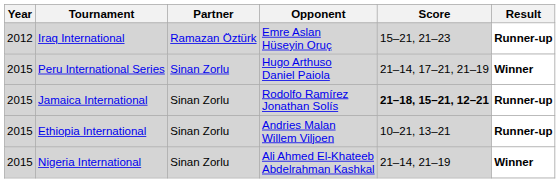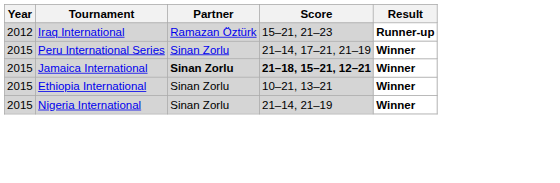- column: (318, 14)
(200, 100) normal -> (202, 68) bold
(523, 100) Runner-up -> (396, 68) Winner
(523, 131) Runner-up -> (396, 87) Winner
